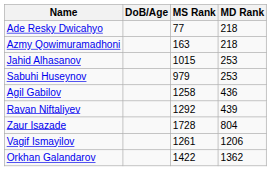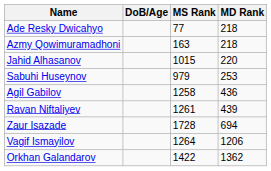(229, 61) 253 -> (229, 61) 220
(184, 109) 1292 -> (184, 109) 1261
(229, 125) 804 -> (229, 125) 694
(184, 142) 1261 -> (184, 142) 1264
